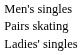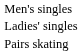rows swapped: (41, 43) <-> (36, 26)
